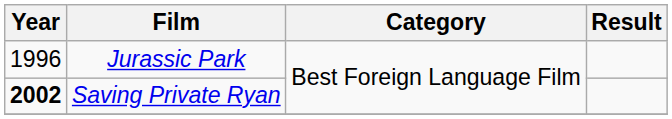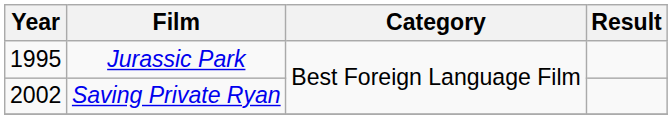(36, 59) 1996 -> (36, 59) 1995
(36, 95) bold -> (36, 95) normal
